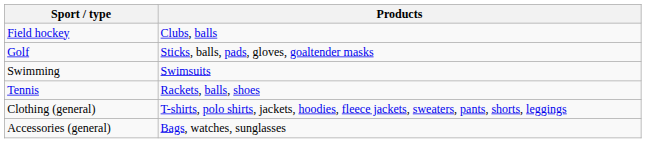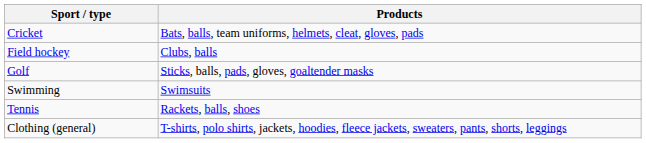+ row: (25, 33)
- row: (59, 128)
